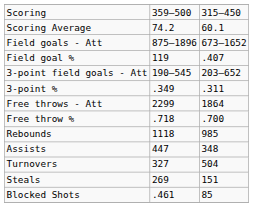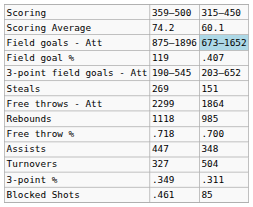(224, 42) no background -> (224, 42) lightblue background
rows swapped: (32, 88) <-> (23, 180)
rows swapped: (40, 119) <-> (29, 134)
